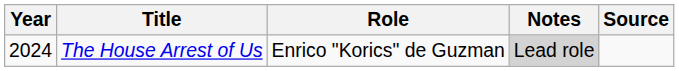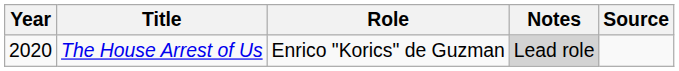(31, 50) 2024 -> (31, 50) 2020
